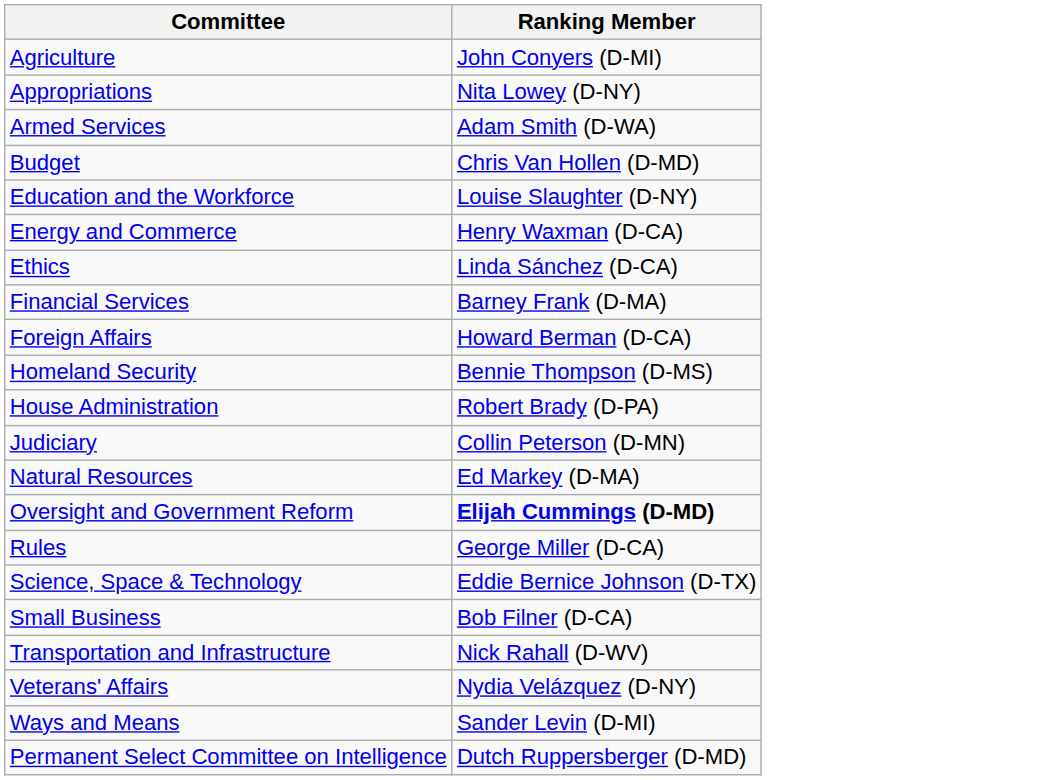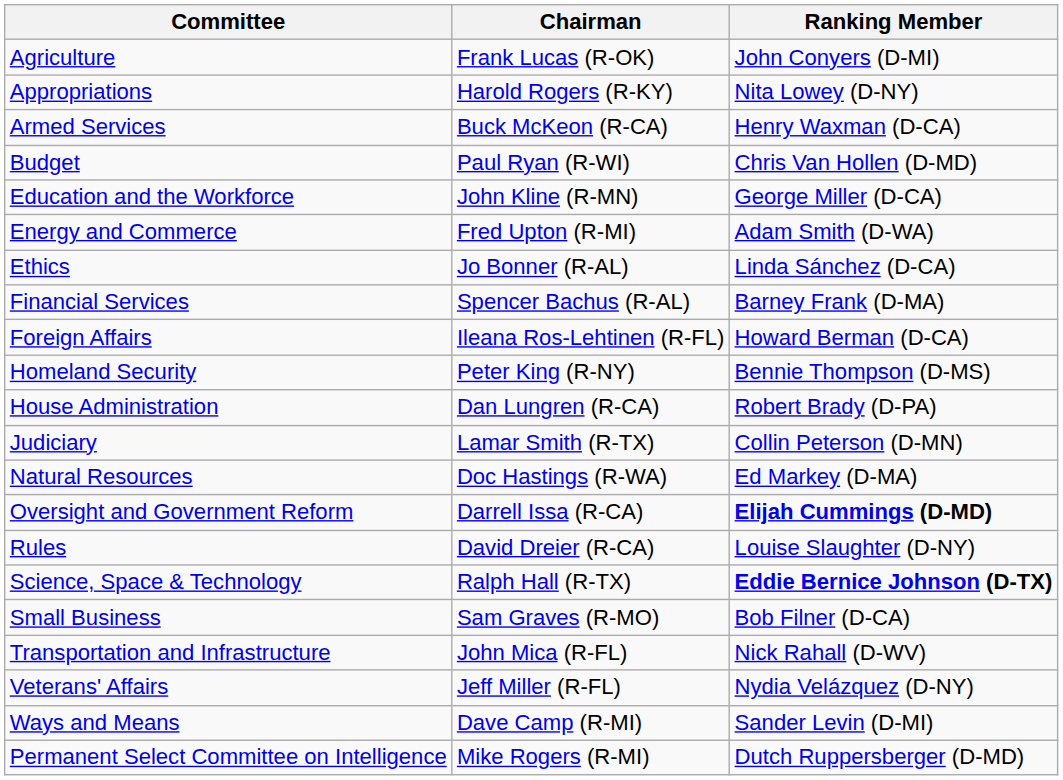+ column: (591, 22)
(556, 127) Adam Smith (D-WA) -> (848, 127) Henry Waxman (D-CA)
(577, 197) Louise Slaughter (D-NY) -> (838, 197) George Miller (D-CA)
(570, 232) Henry Waxman (D-CA) -> (834, 232) Adam Smith (D-WA)
(561, 547) George Miller (D-CA) -> (855, 547) Louise Slaughter (D-NY)
(607, 582) normal -> (893, 582) bold
